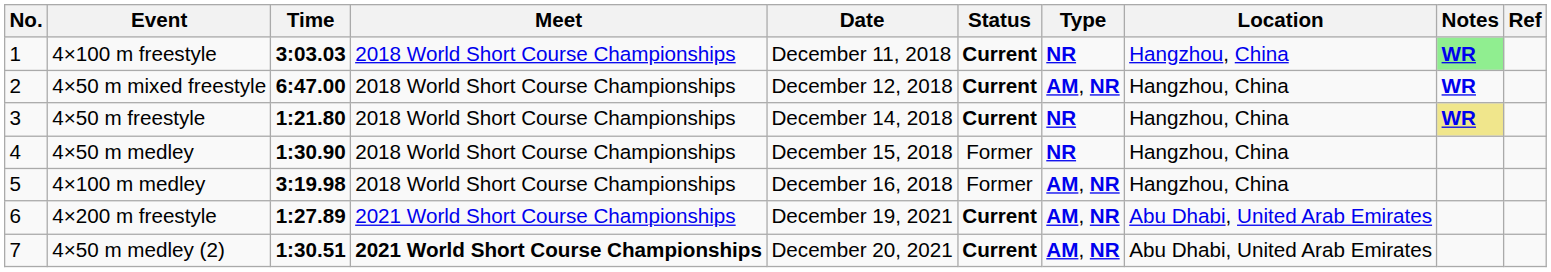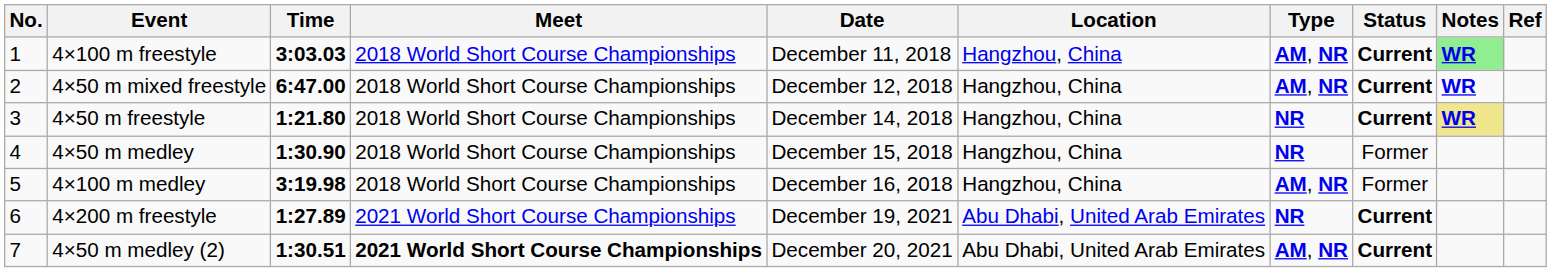columns swapped: (1281, 20) <-> (999, 20)
(1061, 53) NR -> (1311, 53) AM, NR
(1083, 217) AM, NR -> (1290, 217) NR
